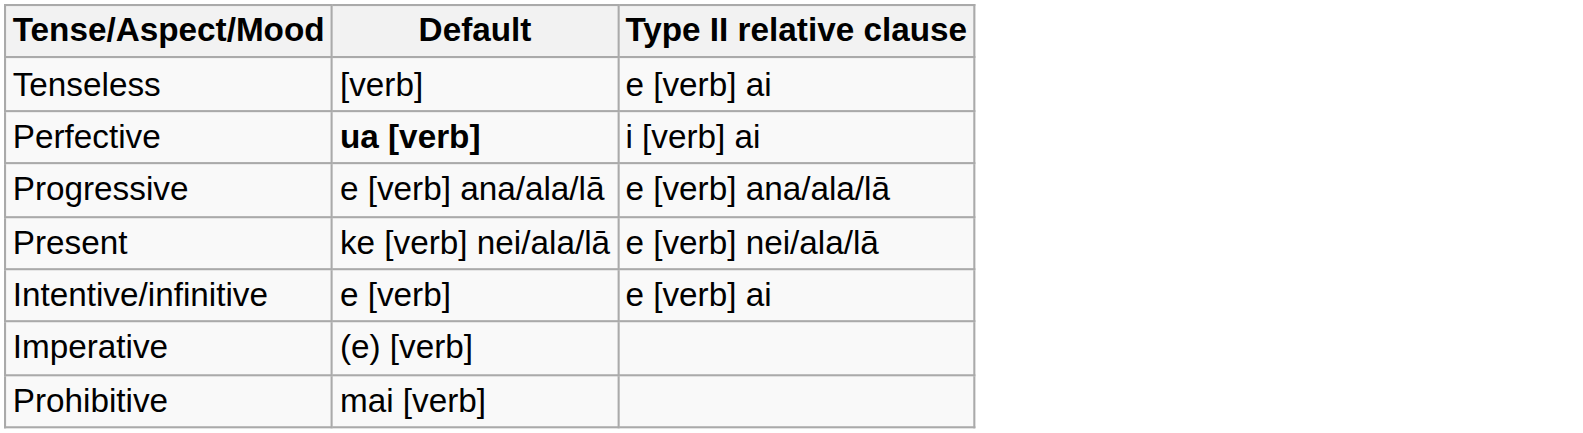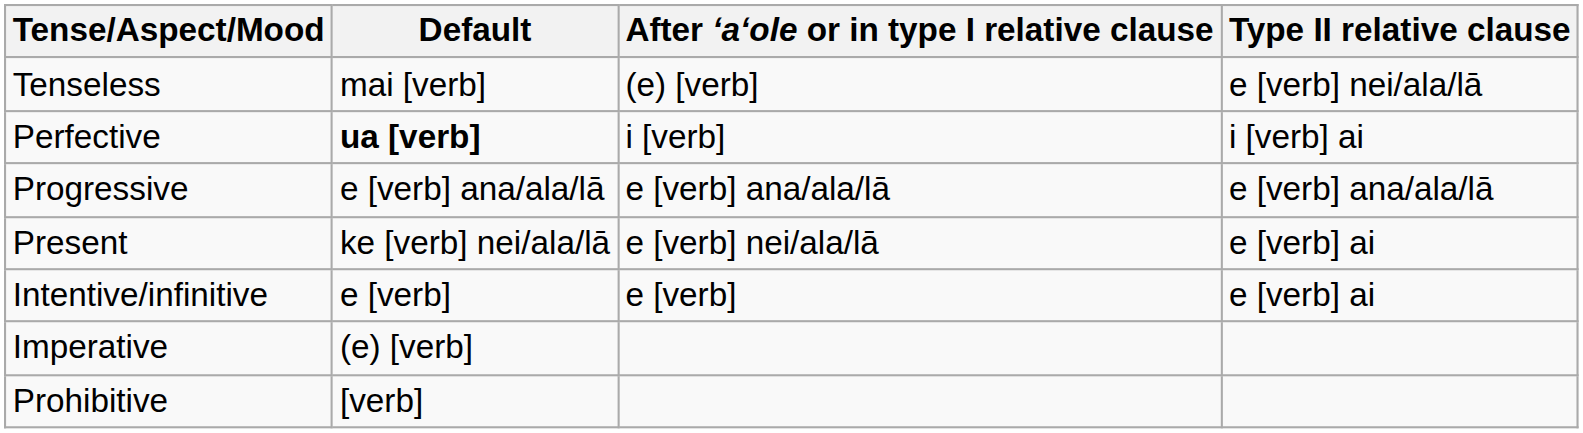+ column: (919, 30)
(382, 83) [verb] -> (413, 83) mai [verb]
(698, 83) e [verb] ai -> (1356, 83) e [verb] nei/ala/lā
(752, 242) e [verb] nei/ala/lā -> (1302, 242) e [verb] ai
(413, 400) mai [verb] -> (382, 400) [verb]
